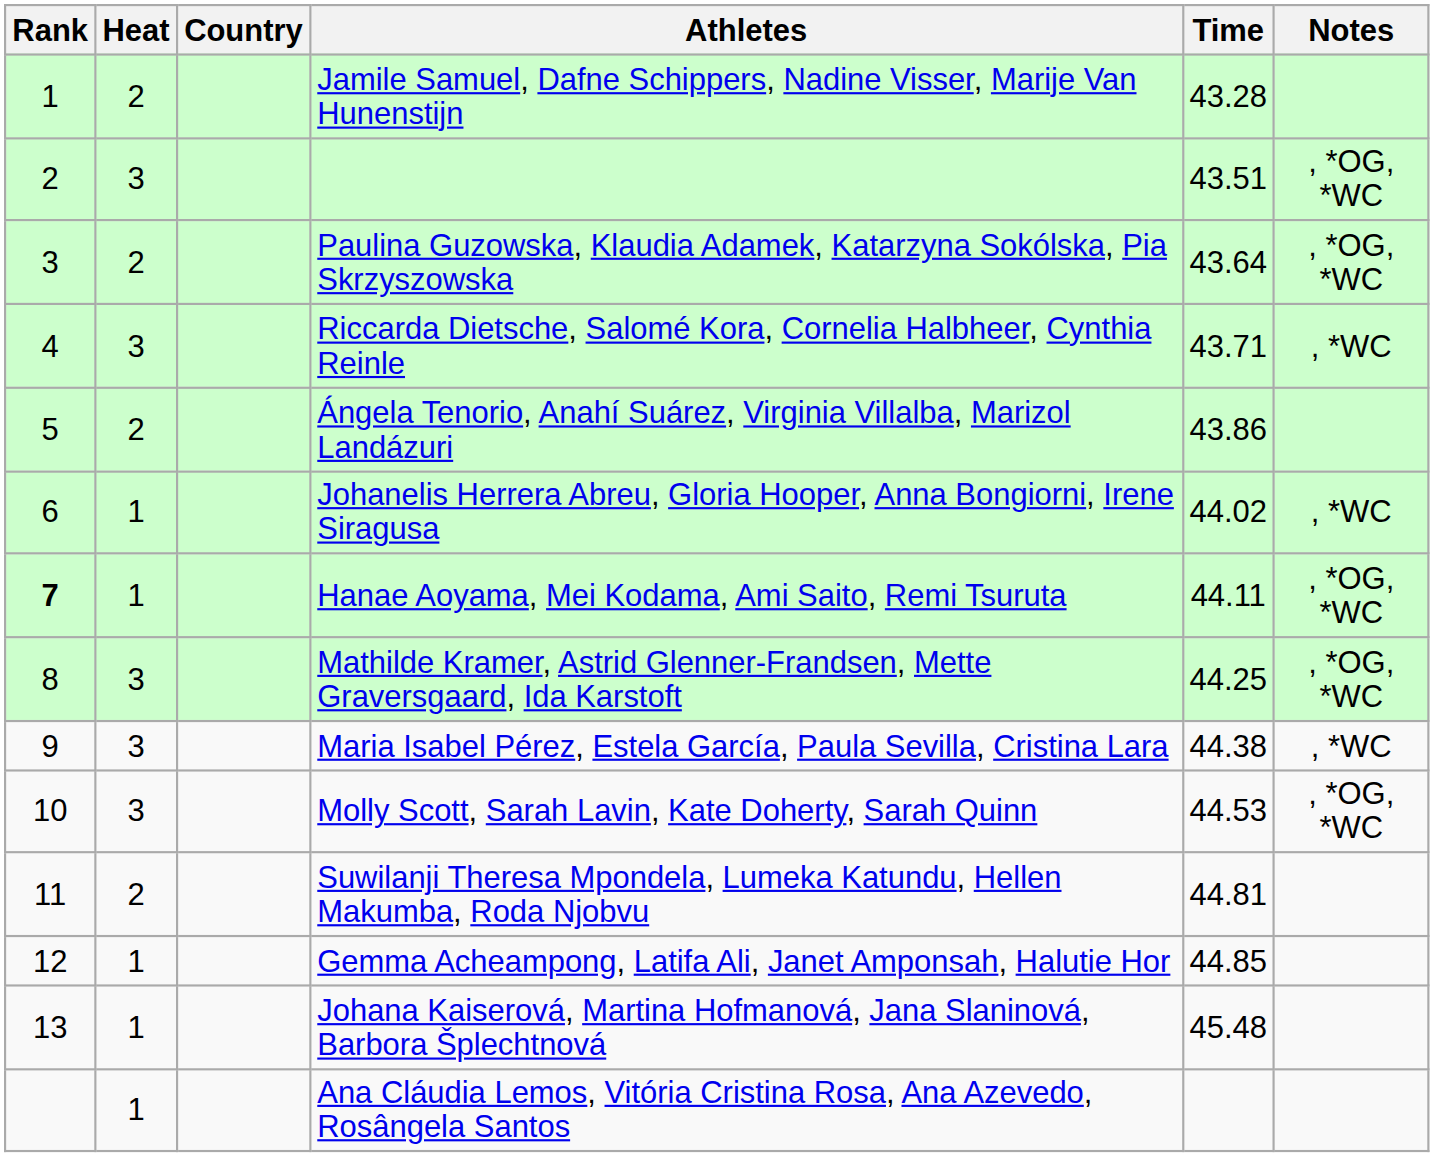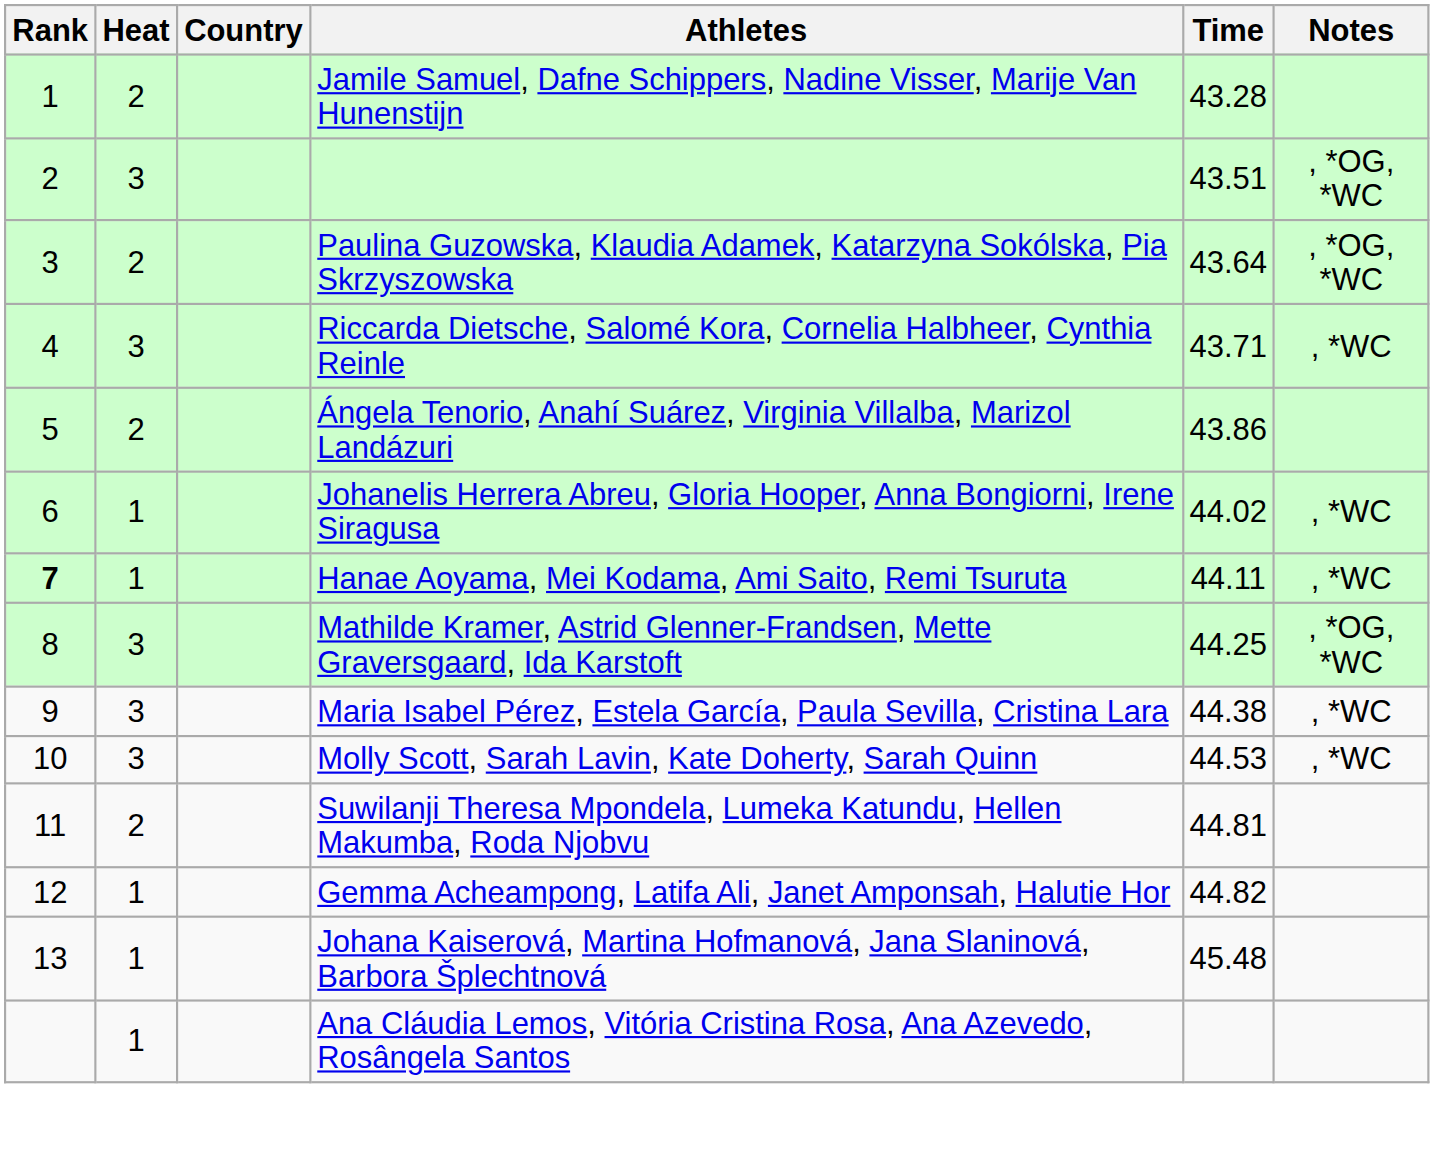(1351, 596) , *OG, *WC -> (1351, 579) , *WC
(1351, 811) , *OG, *WC -> (1351, 760) , *WC
(1228, 961) 44.85 -> (1228, 892) 44.82
